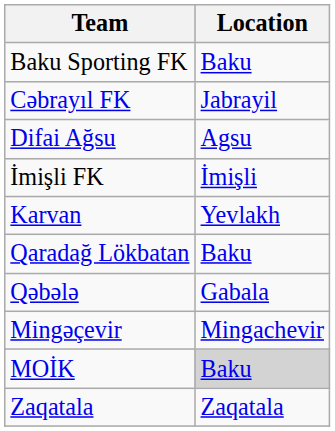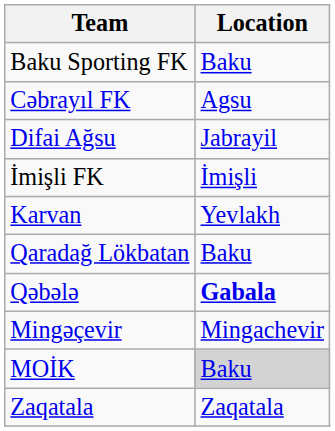(239, 100) Jabrayil -> (226, 100) Agsu
(226, 138) Agsu -> (239, 138) Jabrayil
(235, 291) normal -> (238, 291) bold
